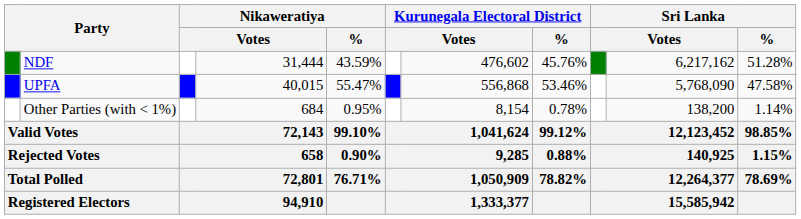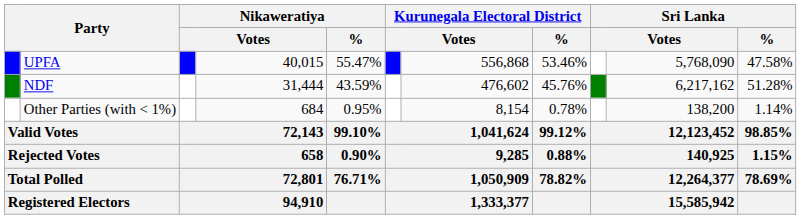rows swapped: (42, 86) <-> (39, 62)
